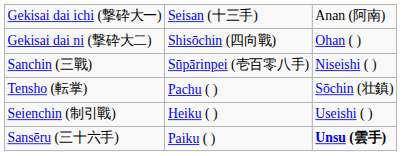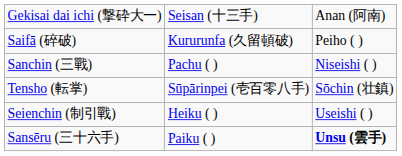- row: (80, 40)
+ row: (42, 40)
(238, 65) Sūpārinpei (壱百零八手) -> (193, 65) Pachu ( )
(193, 89) Pachu ( ) -> (238, 89) Sūpārinpei (壱百零八手)
